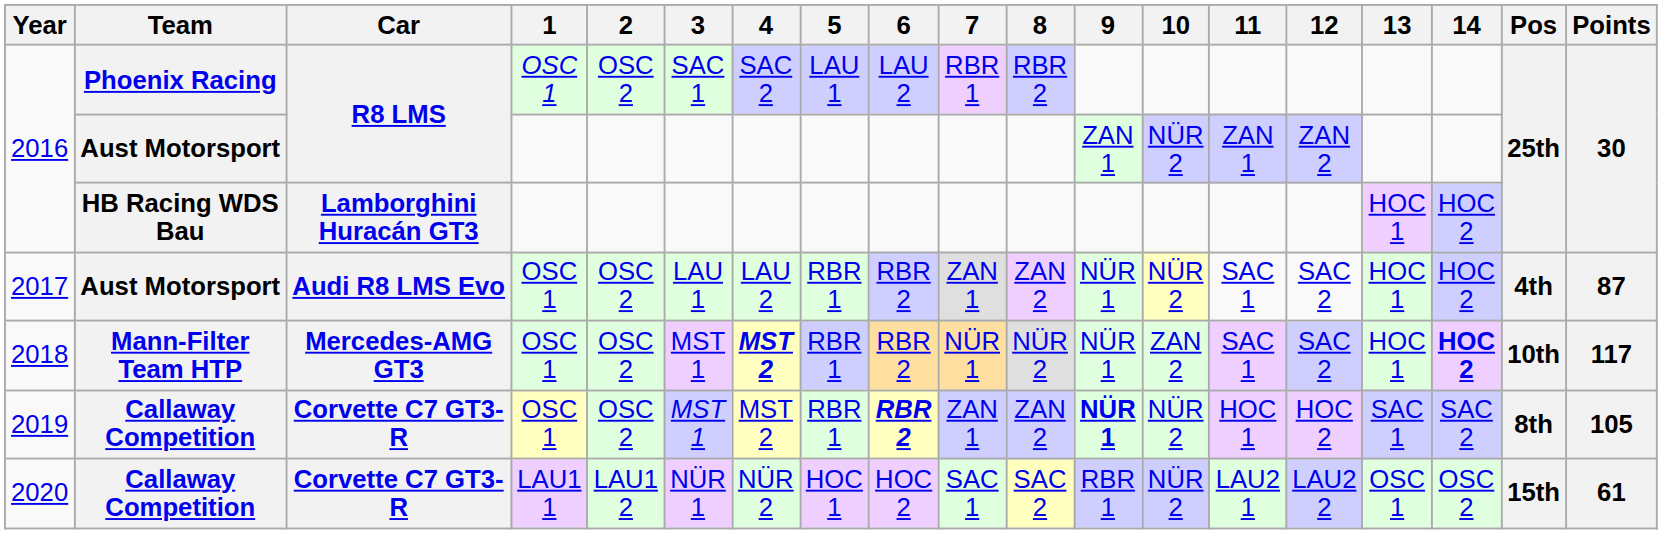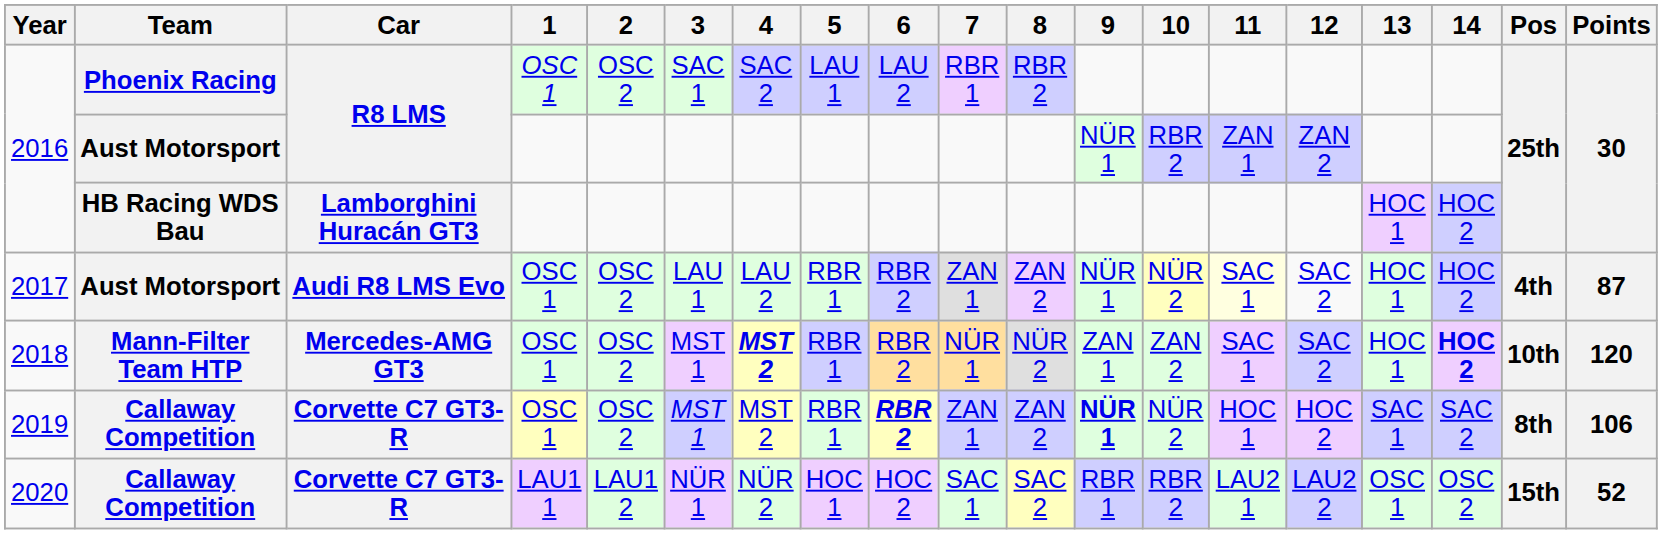(1108, 148) ZAN 1 -> (1108, 148) NÜR 1
(1176, 148) NÜR 2 -> (1176, 148) RBR 2
(1248, 286) no background -> (1248, 286) lightyellow background
(1108, 355) NÜR 1 -> (1108, 355) ZAN 1
(1611, 355) 117 -> (1611, 355) 120
(1611, 424) 105 -> (1611, 424) 106
(1176, 493) NÜR 2 -> (1176, 493) RBR 2
(1611, 493) 61 -> (1611, 493) 52
